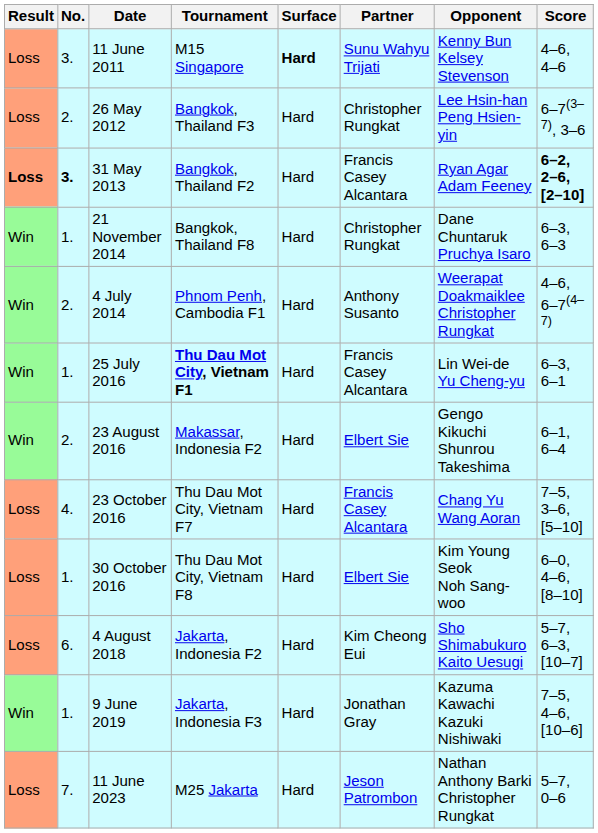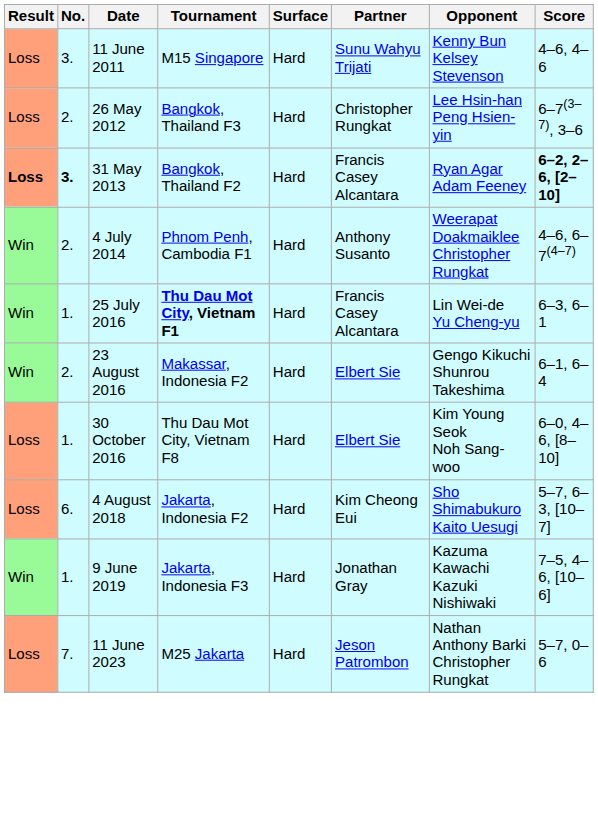(299, 58) bold -> (289, 58) normal
- row: (127, 236)
- row: (129, 508)
